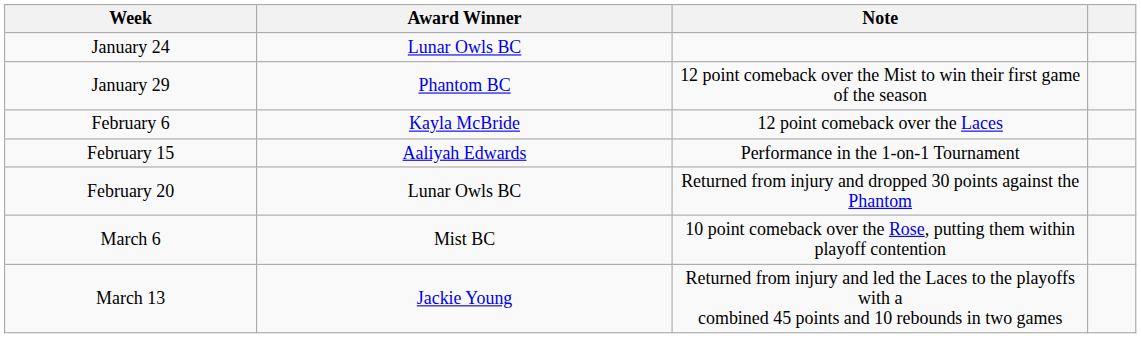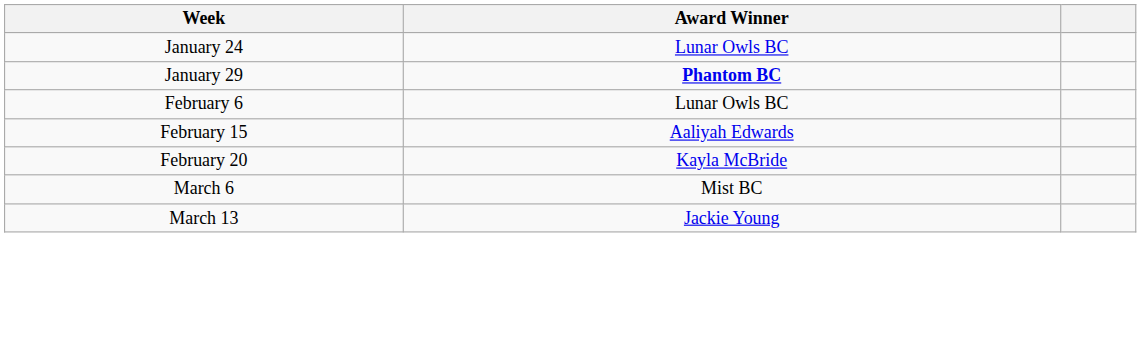- column: (880, 18)
(465, 85) normal -> (732, 75) bold
(465, 124) Kayla McBride -> (732, 103) Lunar Owls BC
(465, 191) Lunar Owls BC -> (732, 160) Kayla McBride
